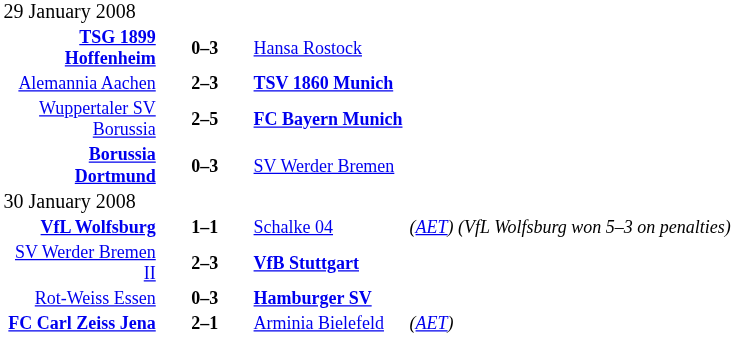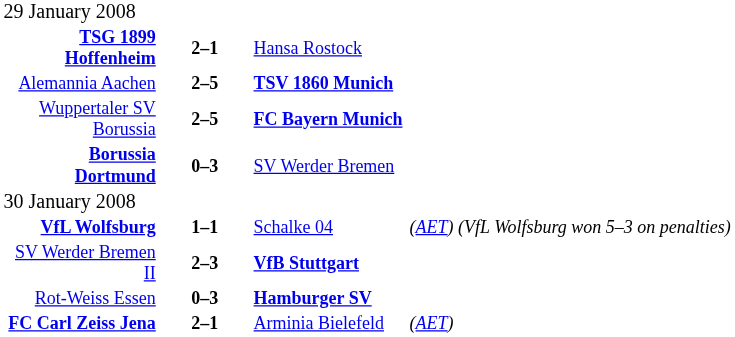(205, 47) 0–3 -> (205, 47) 2–1
(205, 83) 2–3 -> (205, 83) 2–5
